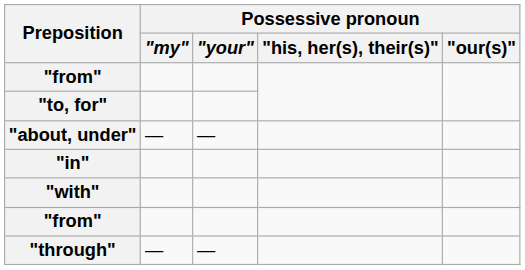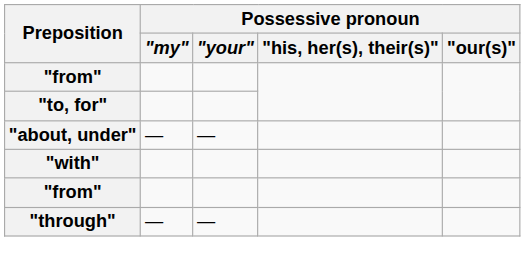- row: (73, 163)
